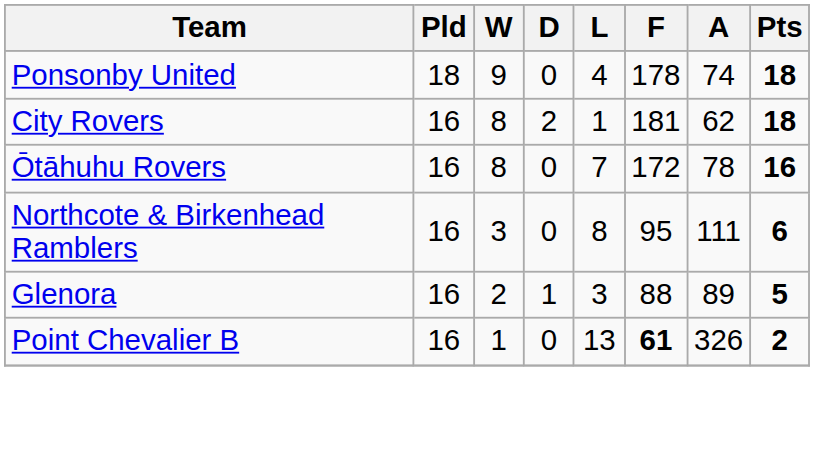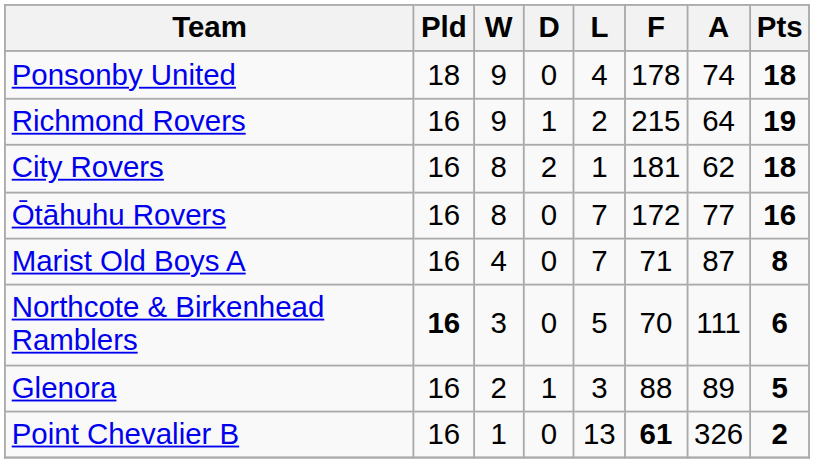+ row: (129, 121)
(719, 167) 78 -> (719, 214) 77
+ row: (129, 261)
(444, 231) normal -> (444, 324) bold
(599, 231) 8 -> (599, 324) 5
(656, 231) 95 -> (656, 324) 70
